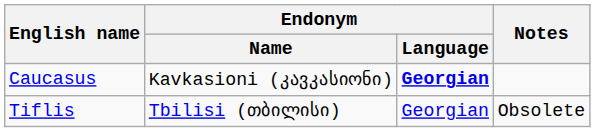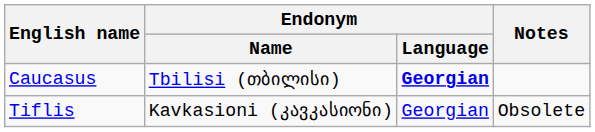(271, 80) Kavkasioni (კავკასიონი) -> (245, 80) Tbilisi (თბილისი)
(245, 111) Tbilisi (თბილისი) -> (271, 111) Kavkasioni (კავკასიონი)
